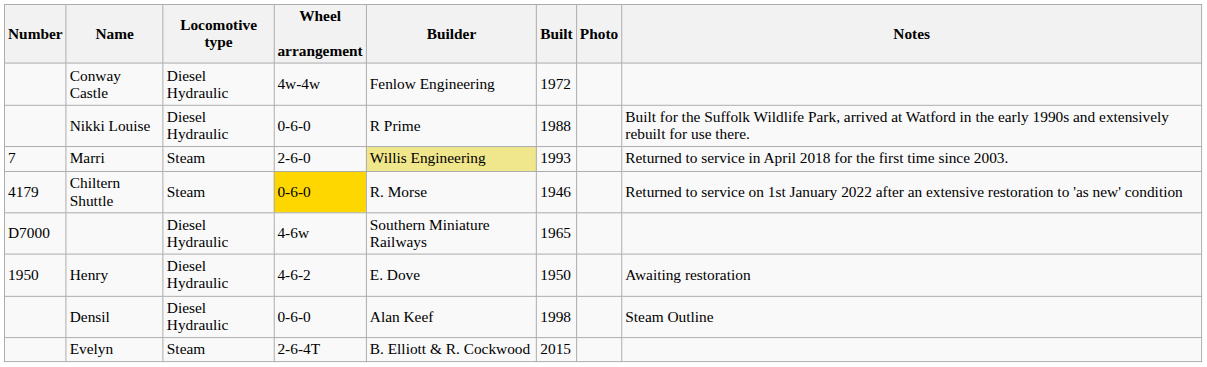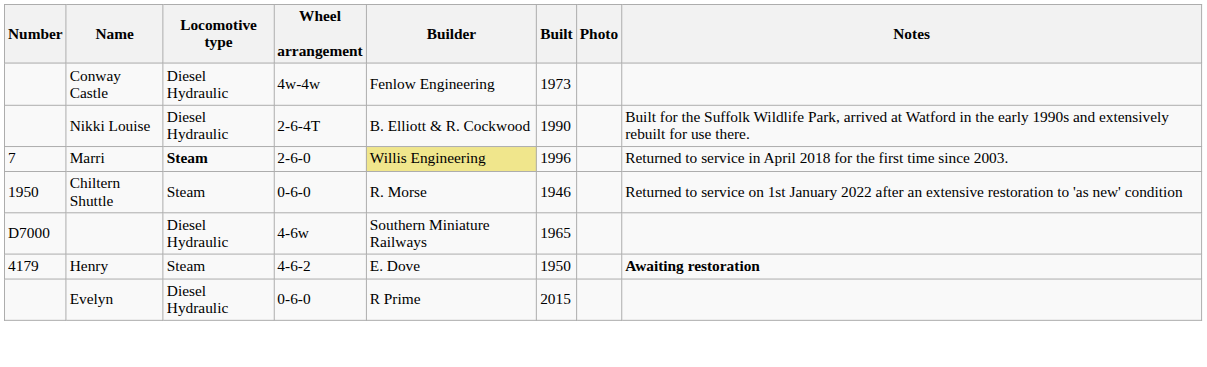(556, 84) 1972 -> (556, 84) 1973
(294, 125) 0-6-0 -> (299, 125) 2-6-4T
(395, 125) R Prime -> (450, 125) B. Elliott & R. Cockwood
(556, 125) 1988 -> (556, 125) 1990
(186, 158) normal -> (187, 158) bold
(556, 158) 1993 -> (556, 158) 1996
(23, 191) 4179 -> (23, 191) 1950
(294, 191) gold background -> (294, 191) no background
(23, 275) 1950 -> (23, 266) 4179
(198, 275) Diesel Hydraulic -> (186, 266) Steam
(688, 275) normal -> (693, 266) bold
- row: (90, 316)
(186, 349) Steam -> (198, 299) Diesel Hydraulic
(299, 349) 2-6-4T -> (294, 299) 0-6-0
(450, 349) B. Elliott & R. Cockwood -> (395, 299) R Prime
